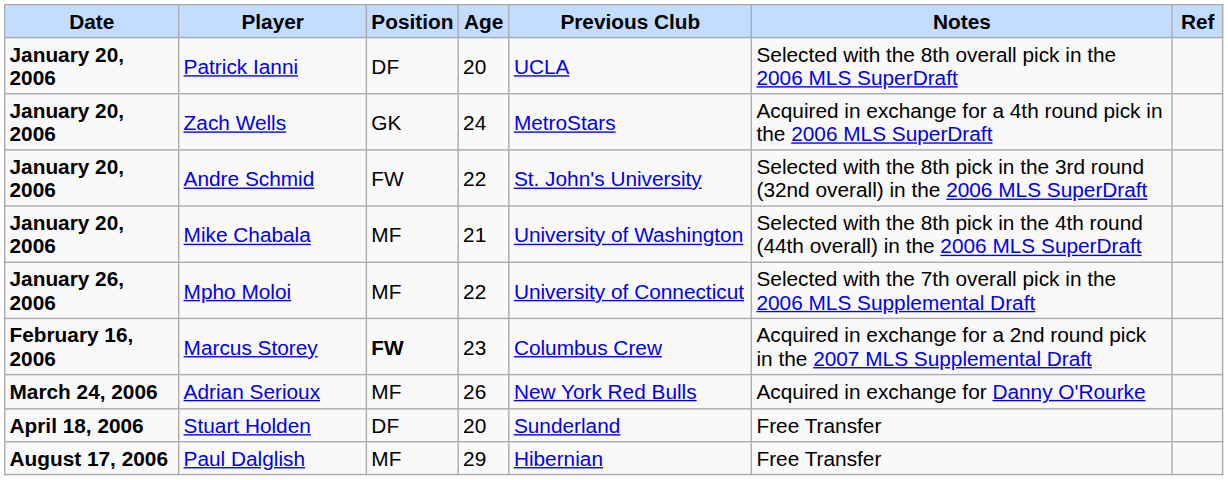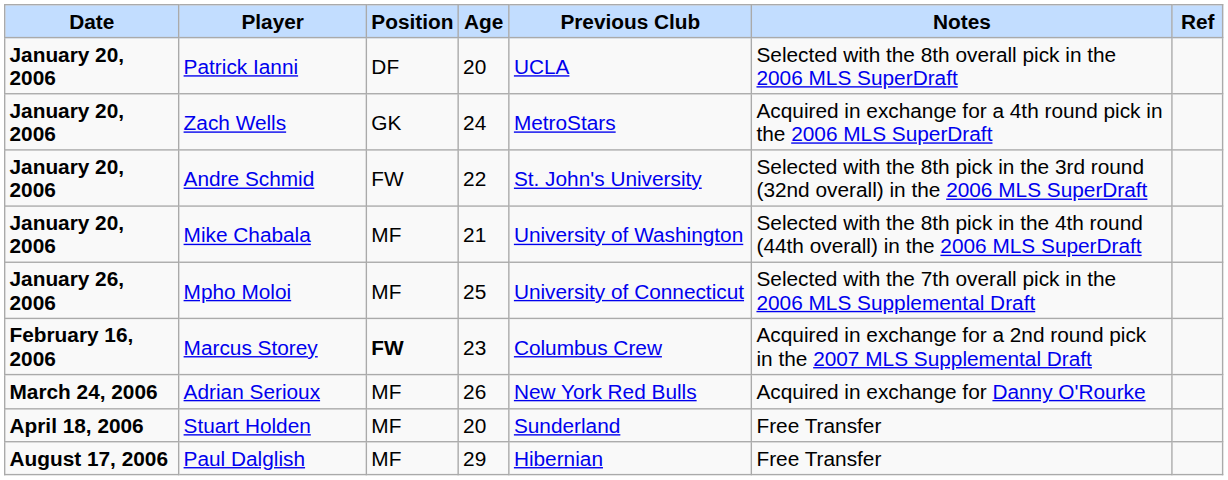(475, 291) 22 -> (475, 291) 25
(385, 425) DF -> (386, 425) MF
